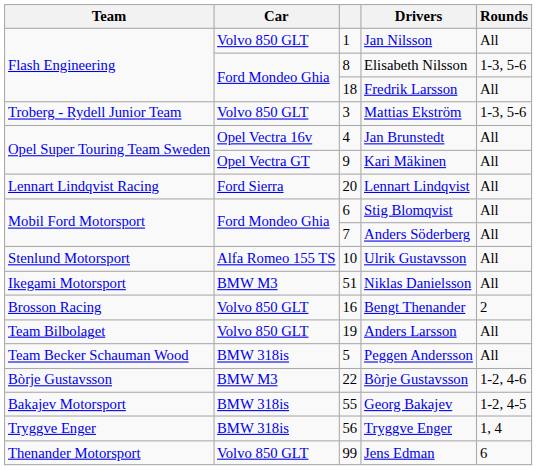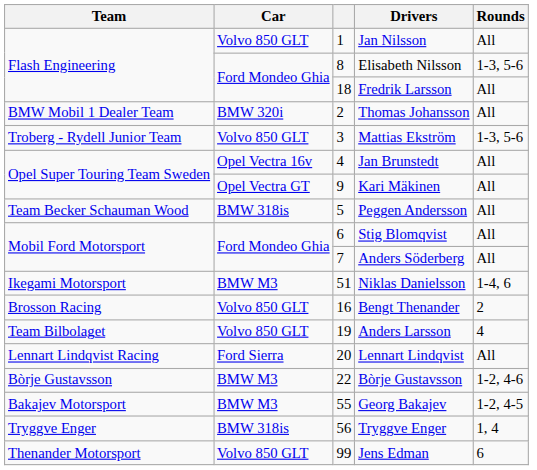+ row: (414, 113)
rows swapped: (419, 355) <-> (417, 185)
- row: (415, 258)
(489, 282) All -> (494, 282) 1-4, 6
(489, 331) All -> (480, 331) 4
(253, 403) BMW 318is -> (247, 403) BMW M3
